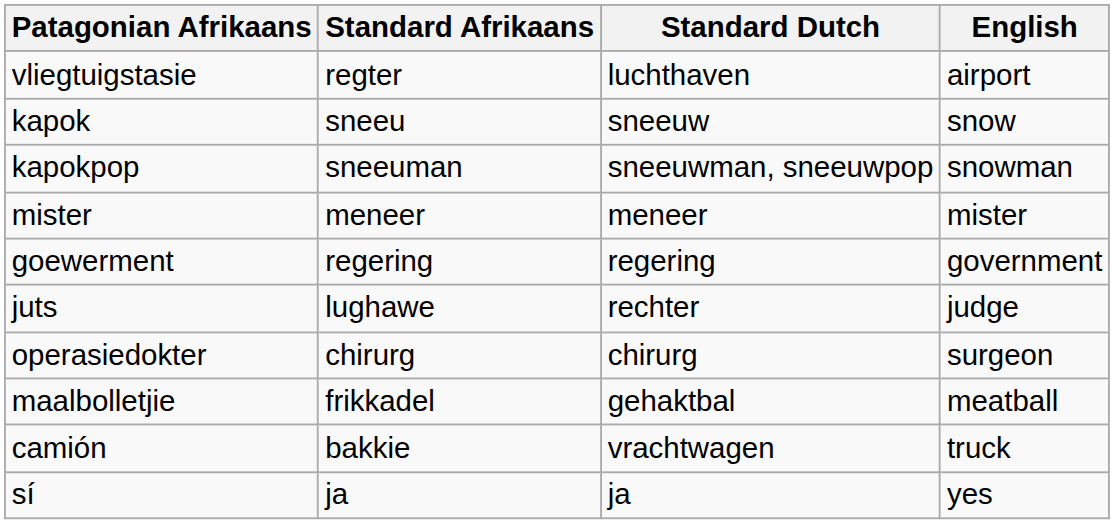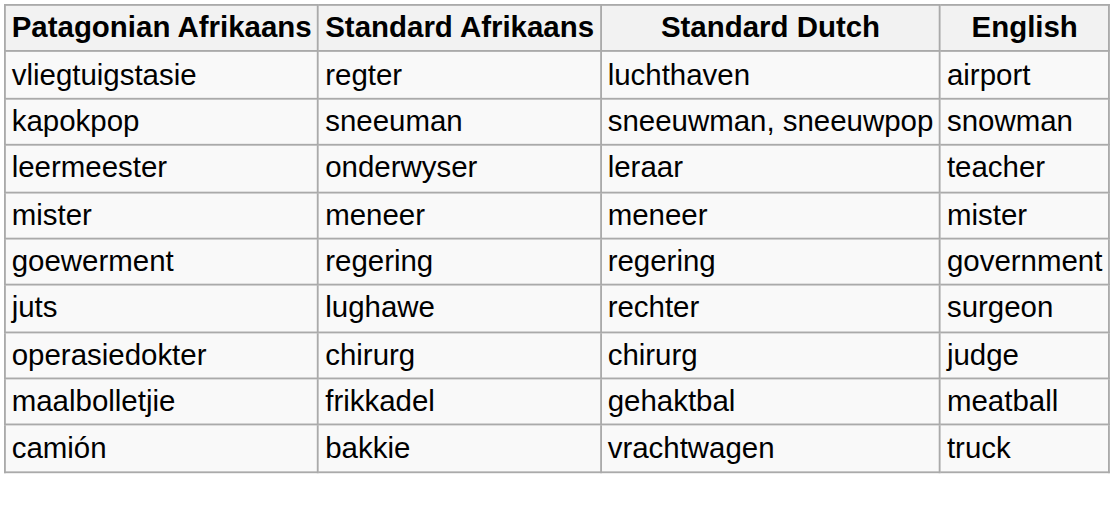- row: (51, 121)
+ row: (89, 167)
(983, 307) judge -> (1000, 307) surgeon
(1000, 354) surgeon -> (983, 354) judge
- row: (23, 494)
